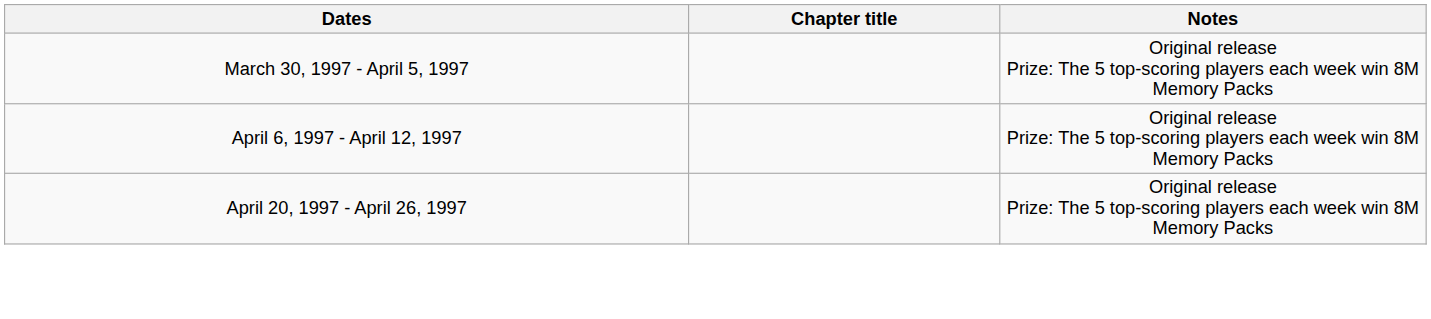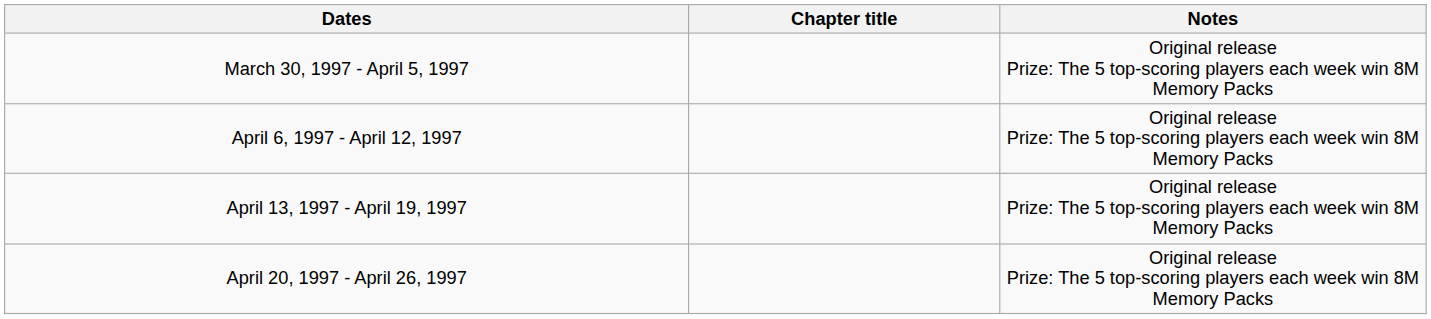+ row: (347, 208)
